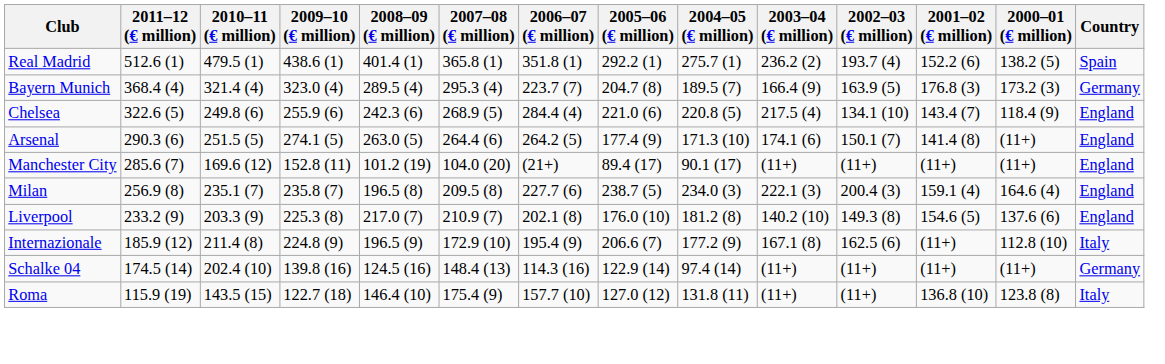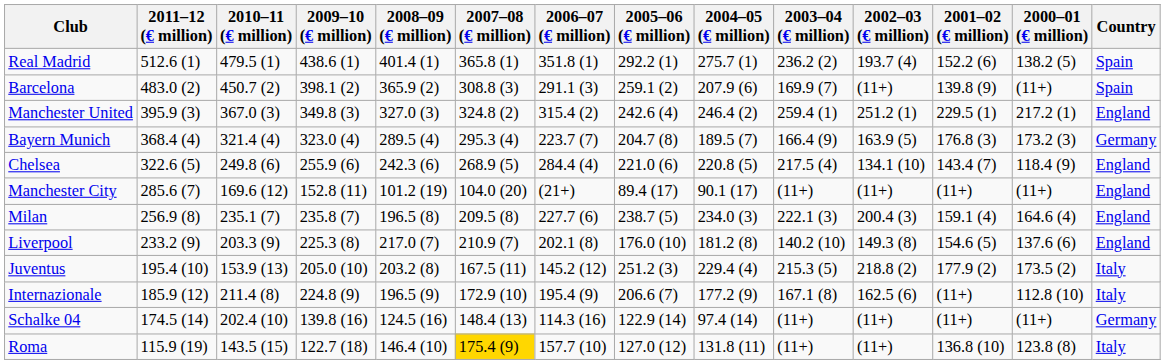+ row: (41, 87)
+ row: (71, 113)
- row: (34, 139)
+ row: (37, 268)
(472, 294) no background -> (489, 346) gold background
